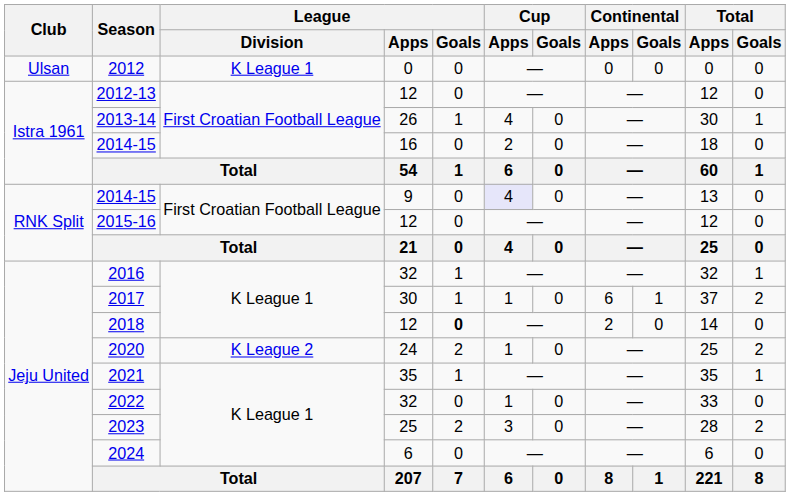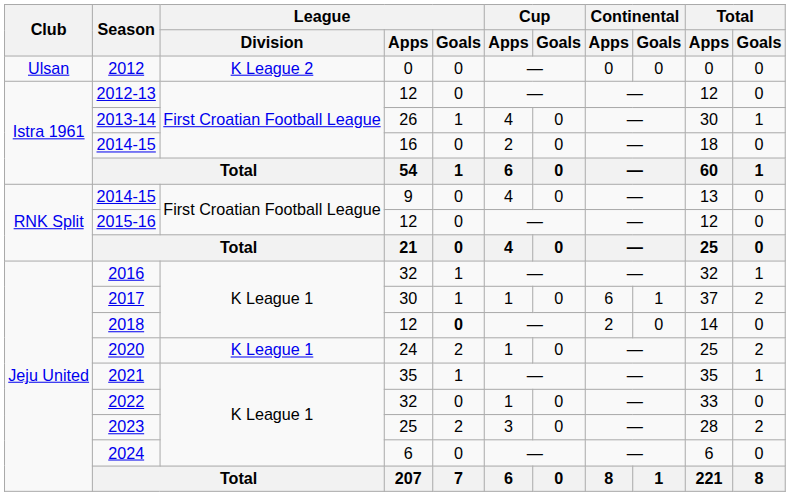(272, 68) K League 1 -> (272, 68) K League 2
(509, 196) lavender background -> (509, 196) no background
(272, 350) K League 2 -> (272, 350) K League 1
